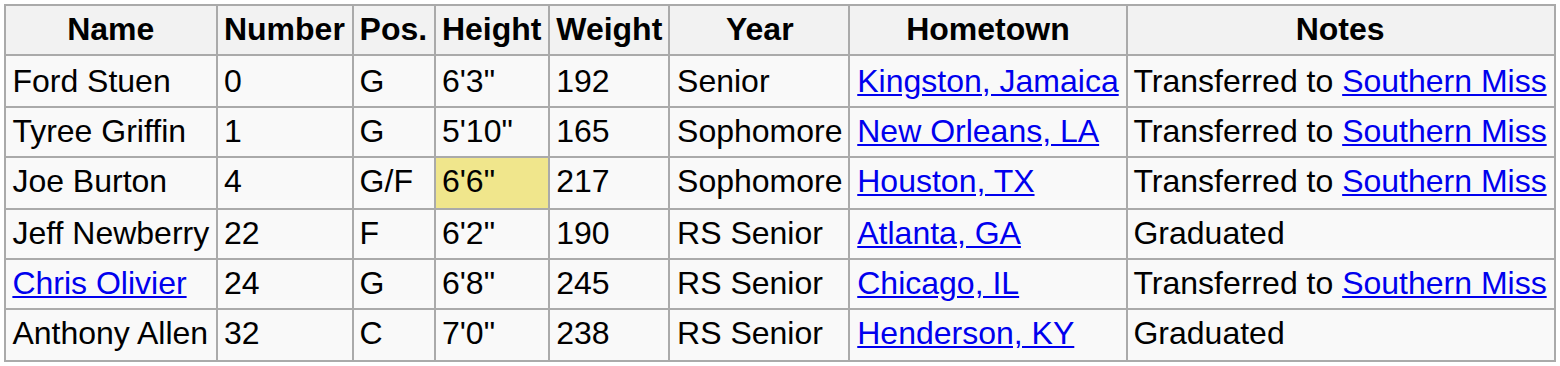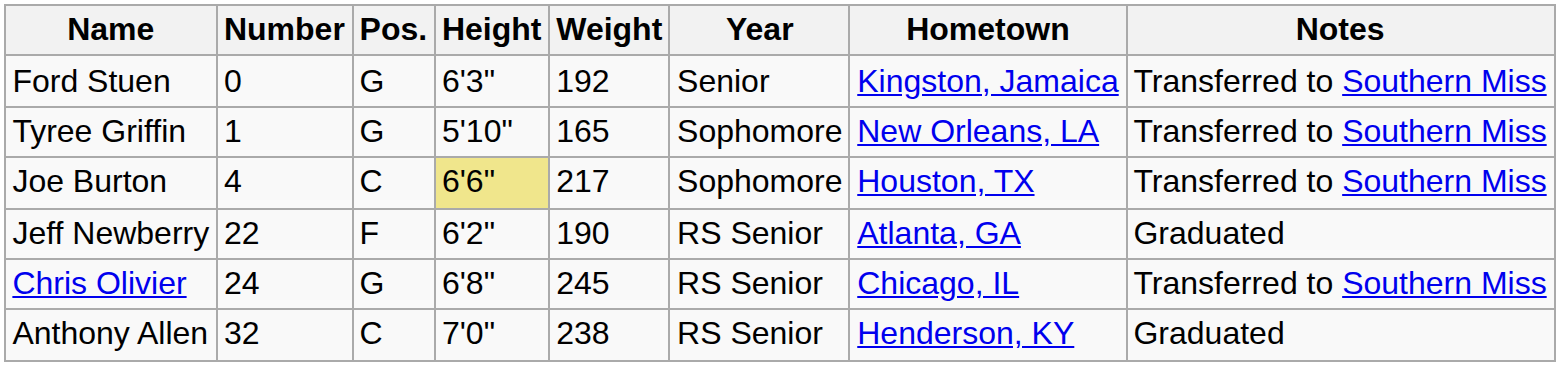(386, 182) G/F -> (371, 182) C
